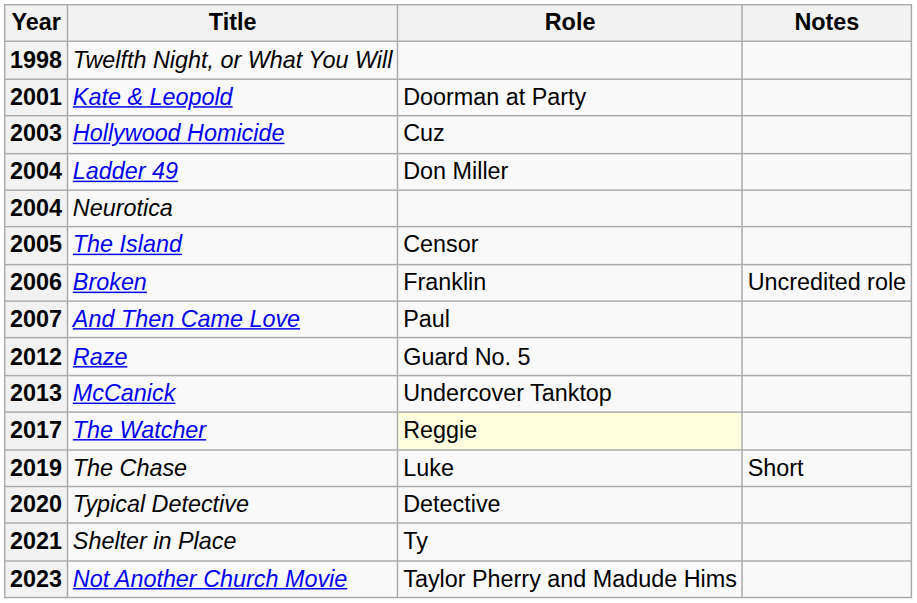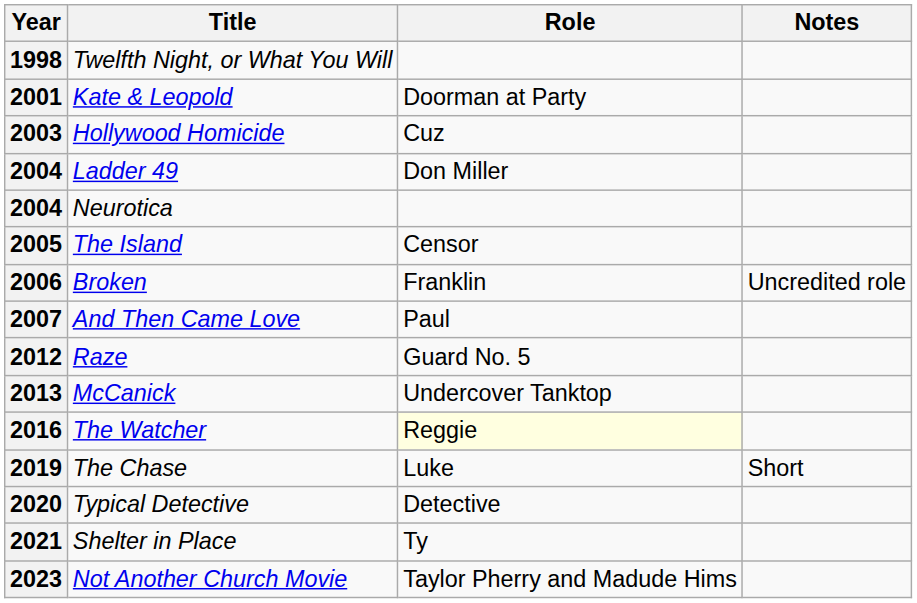(36, 430) 2017 -> (36, 430) 2016
